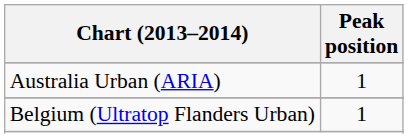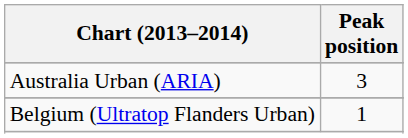(362, 80) 1 -> (362, 80) 3
